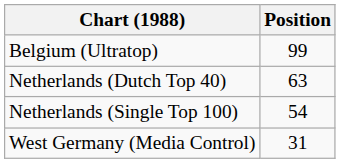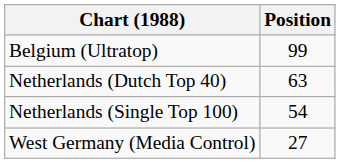(298, 142) 31 -> (298, 142) 27
